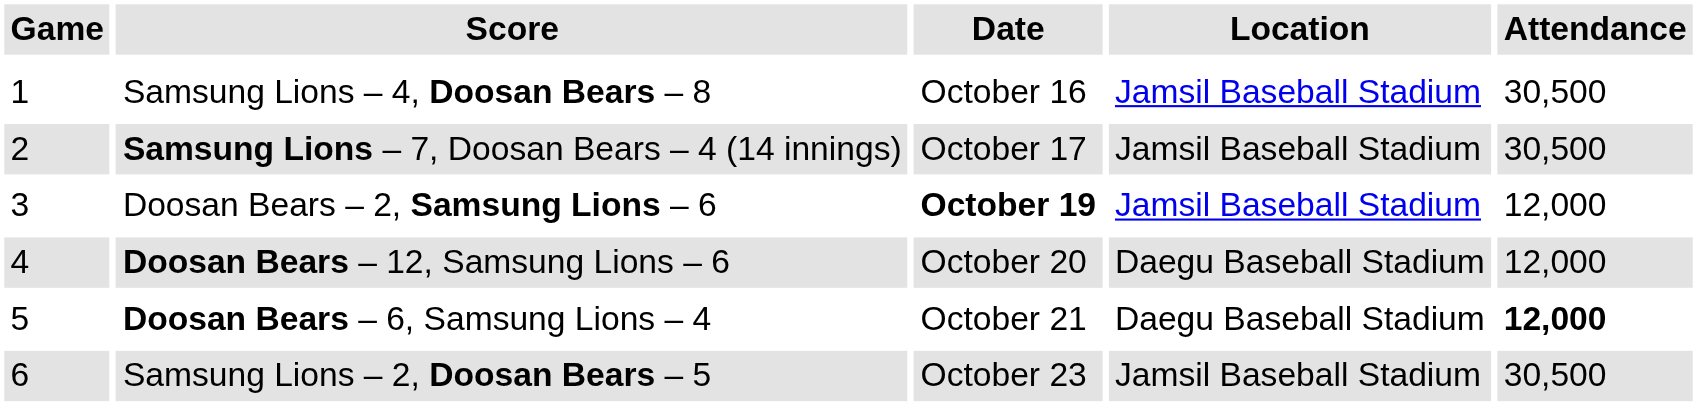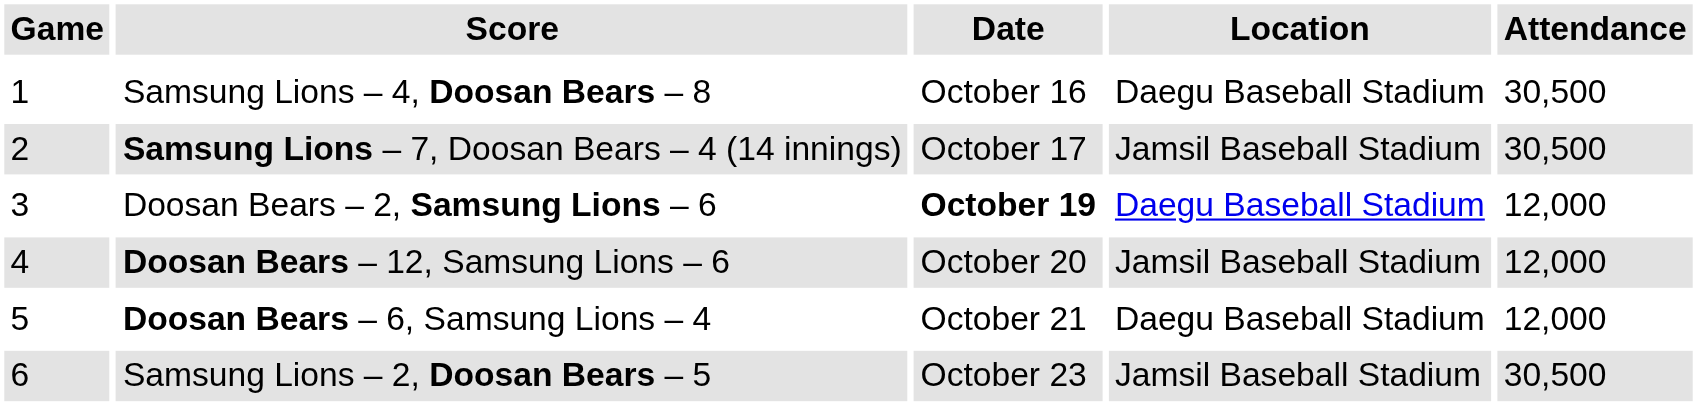(1298, 91) Jamsil Baseball Stadium -> (1300, 91) Daegu Baseball Stadium
(1298, 205) Jamsil Baseball Stadium -> (1300, 205) Daegu Baseball Stadium
(1300, 262) Daegu Baseball Stadium -> (1298, 262) Jamsil Baseball Stadium
(1555, 318) bold -> (1555, 318) normal
